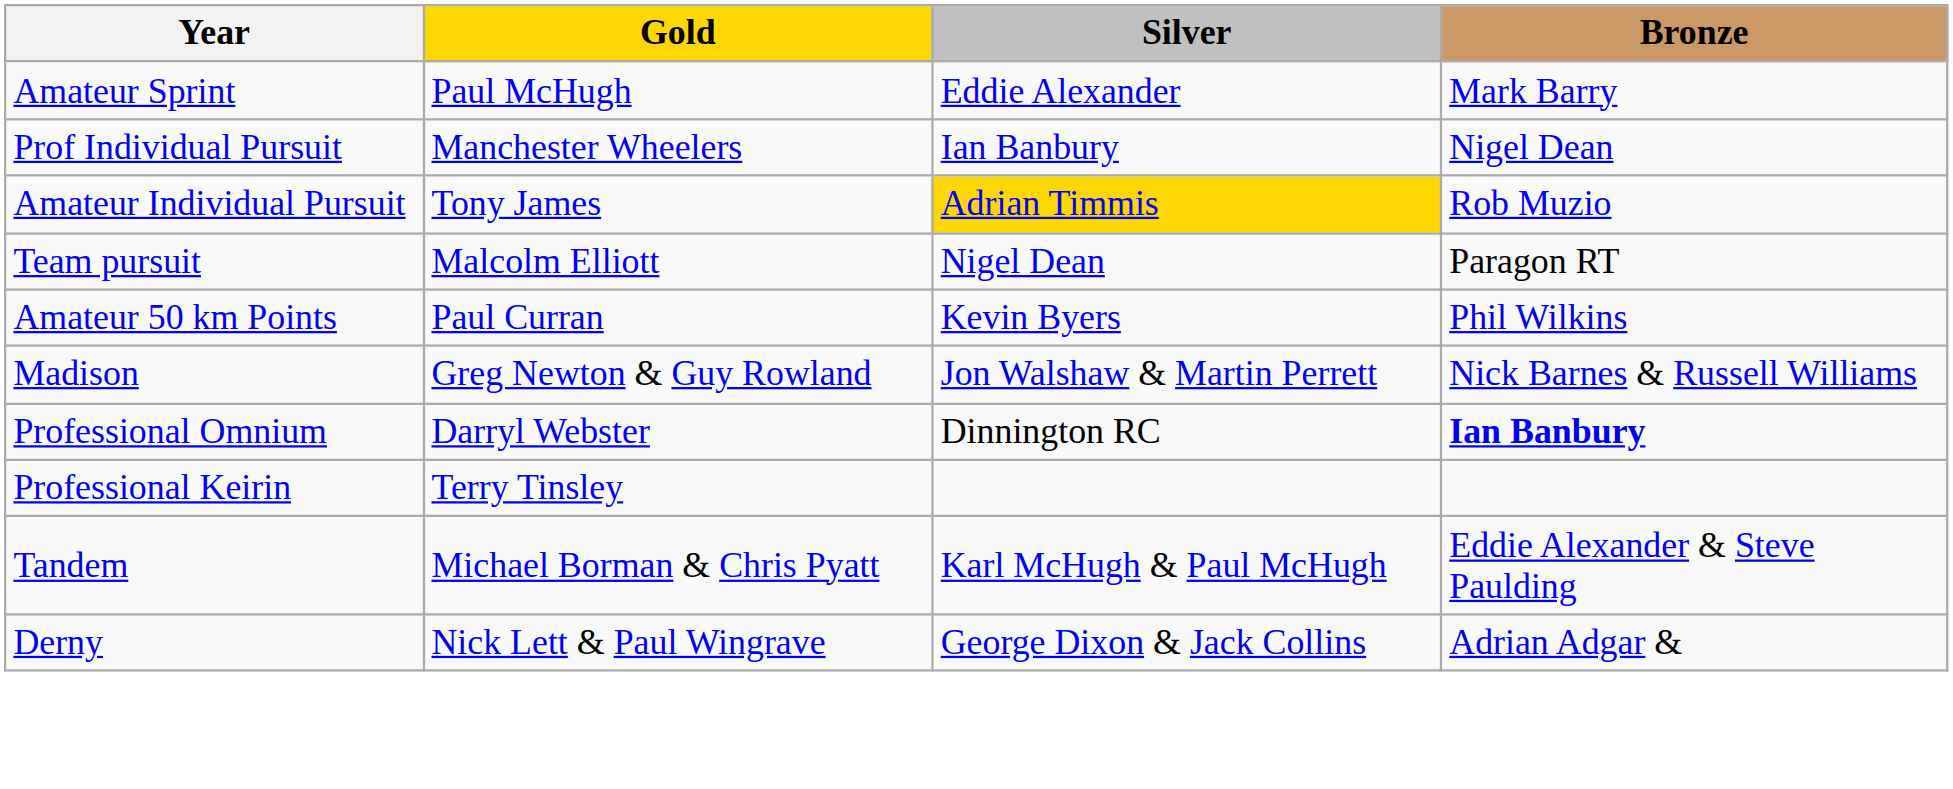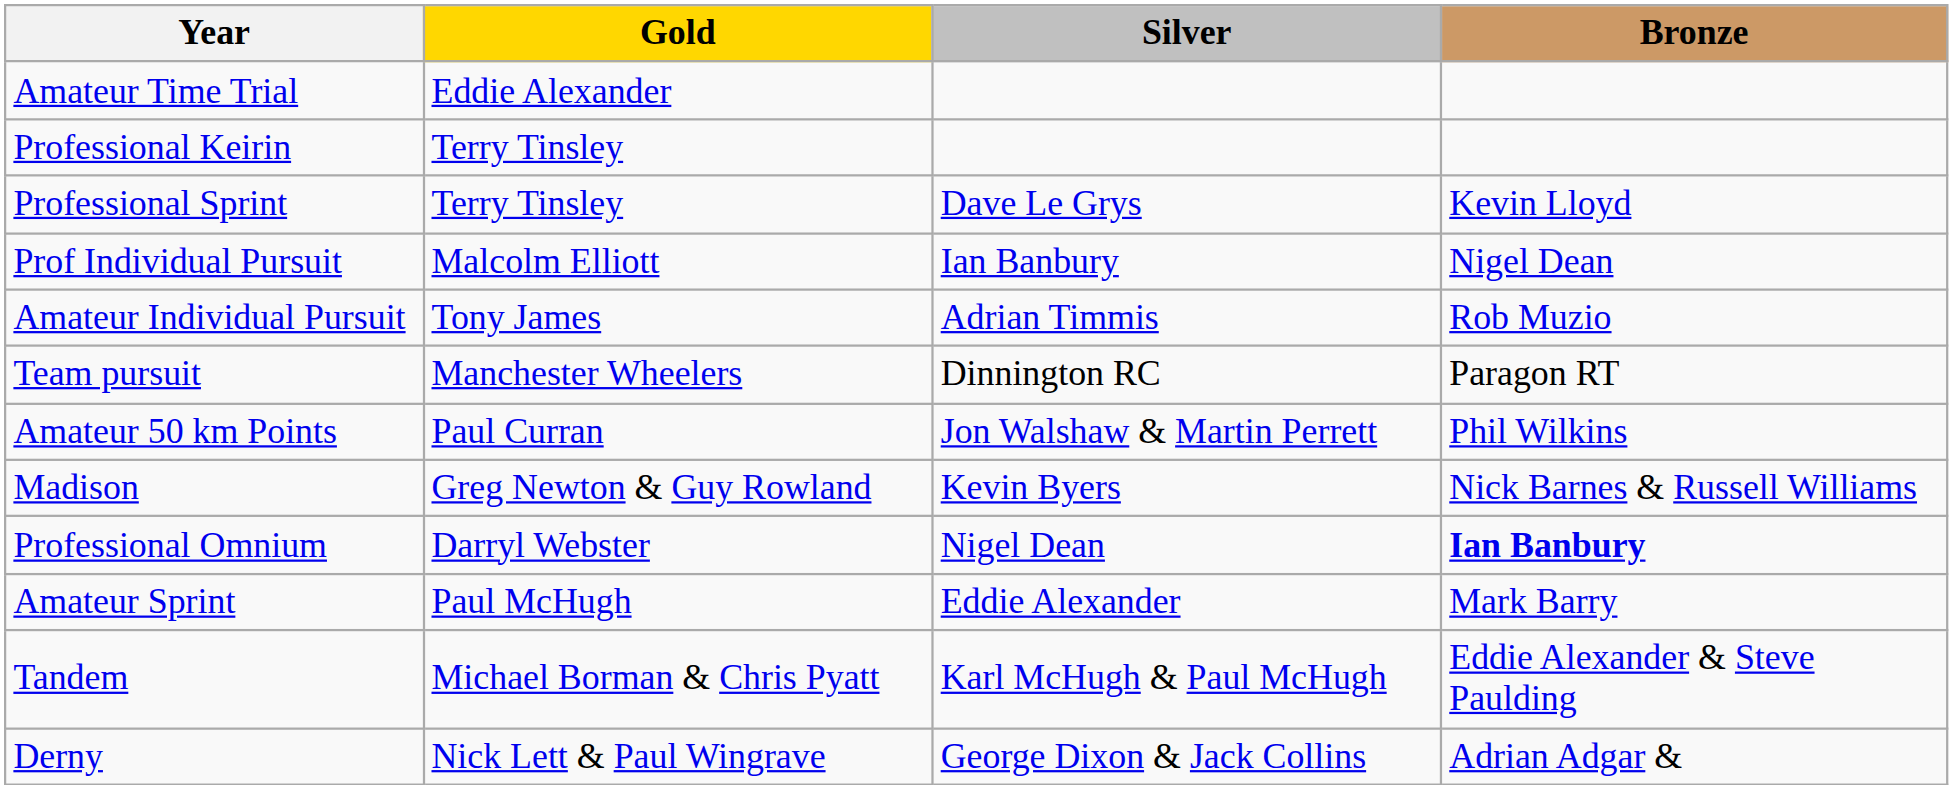+ row: (156, 89)
rows swapped: (124, 89) <-> (152, 487)
+ row: (150, 203)
(587, 146) Manchester Wheelers -> (545, 260) Malcolm Elliott
(1050, 203) gold background -> (1050, 317) no background
(545, 260) Malcolm Elliott -> (587, 373) Manchester Wheelers
(1023, 260) Nigel Dean -> (1051, 373) Dinnington RC
(1031, 317) Kevin Byers -> (1159, 430) Jon Walshaw & Martin Perrett
(1159, 373) Jon Walshaw & Martin Perrett -> (1031, 487) Kevin Byers
(1051, 430) Dinnington RC -> (1023, 544) Nigel Dean
